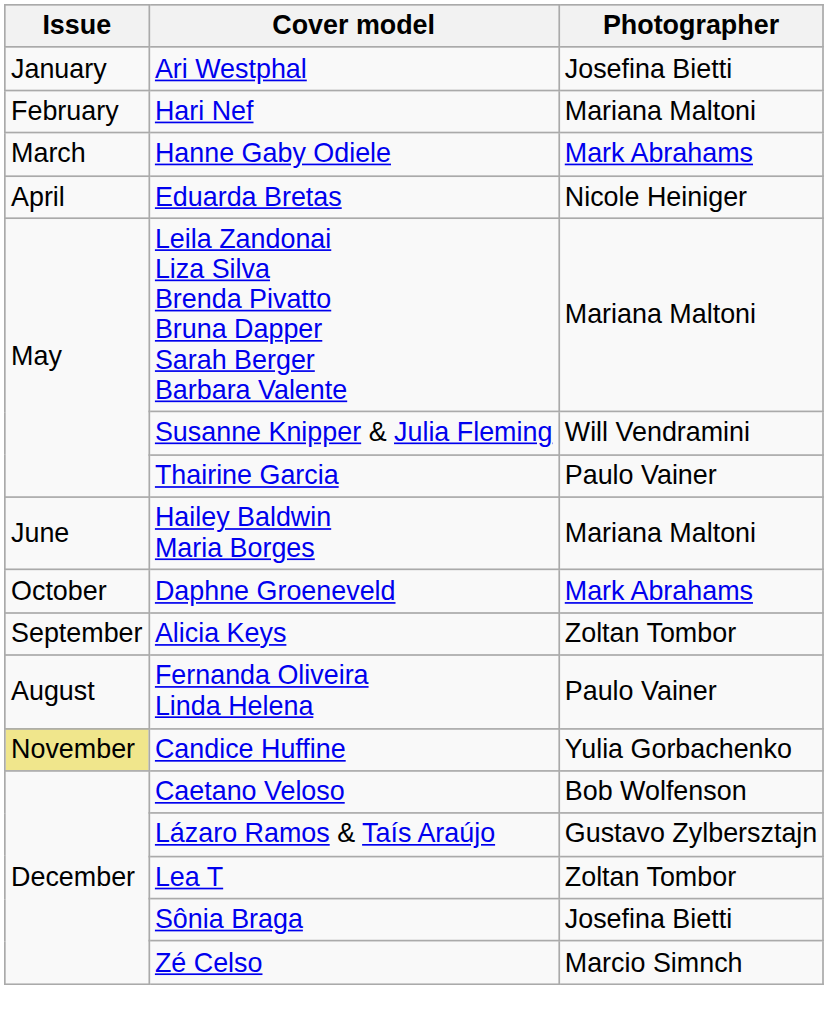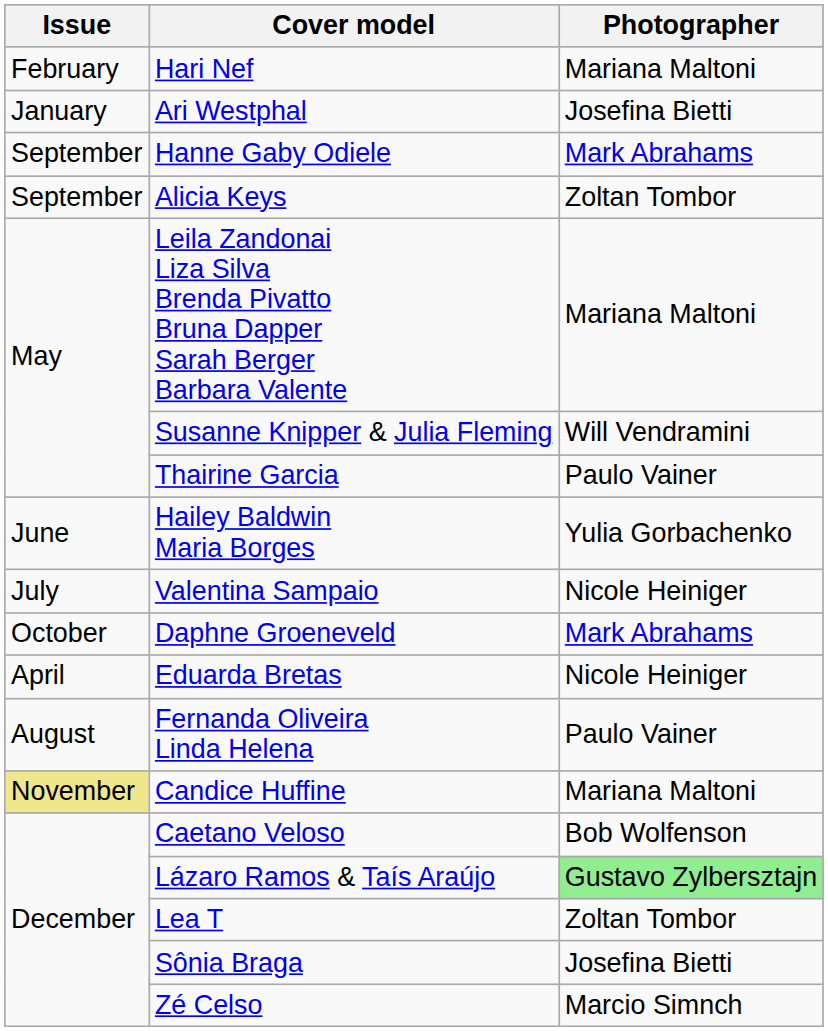rows swapped: (231, 68) <-> (204, 111)
(48, 153) March -> (77, 153) September
rows swapped: (248, 196) <-> (221, 633)
(660, 533) Mariana Maltoni -> (678, 533) Yulia Gorbachenko
+ row: (267, 590)
(678, 749) Yulia Gorbachenko -> (660, 791) Mariana Maltoni
(691, 834) no background -> (691, 876) lightgreen background
